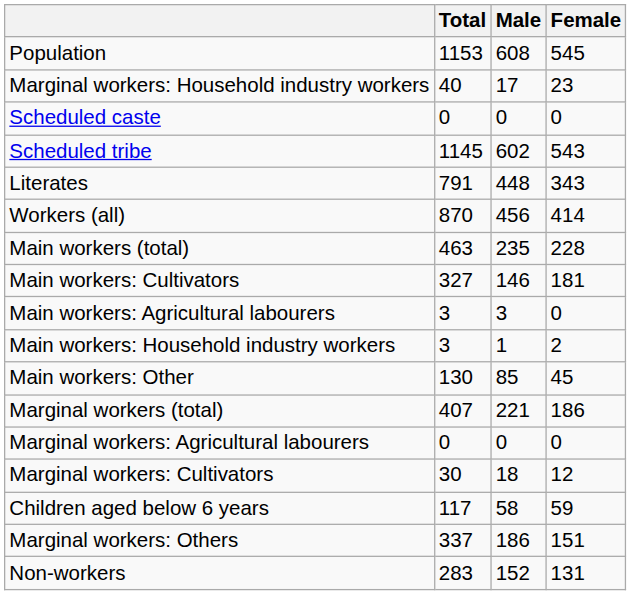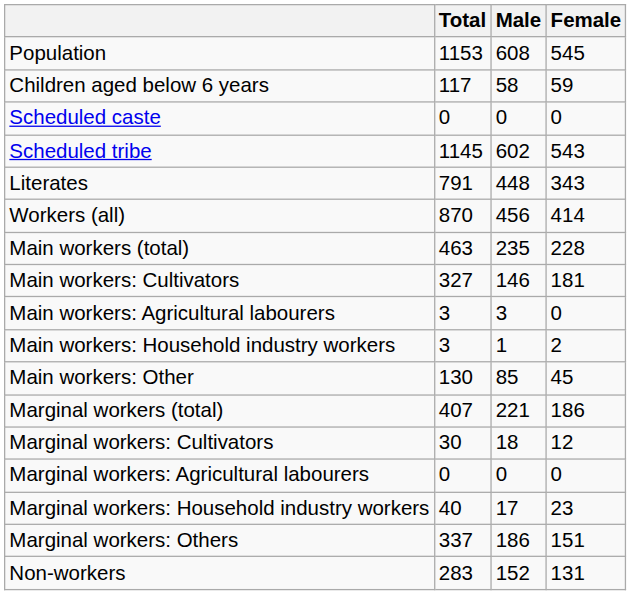rows swapped: (139, 507) <-> (219, 85)
rows swapped: (141, 475) <-> (189, 442)
